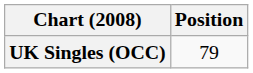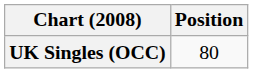(209, 51) 79 -> (209, 51) 80
